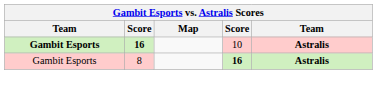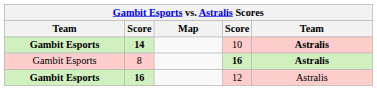(139, 45) 16 -> (139, 45) 14
+ row: (237, 77)
